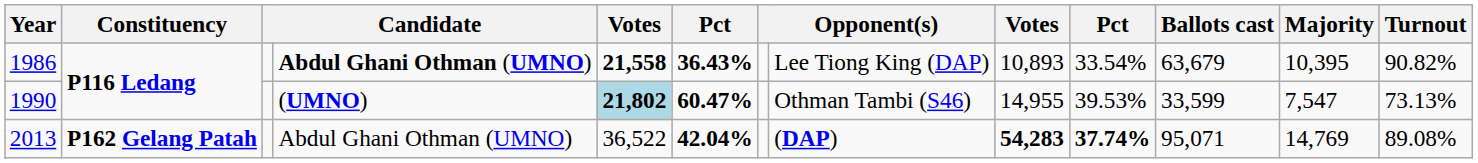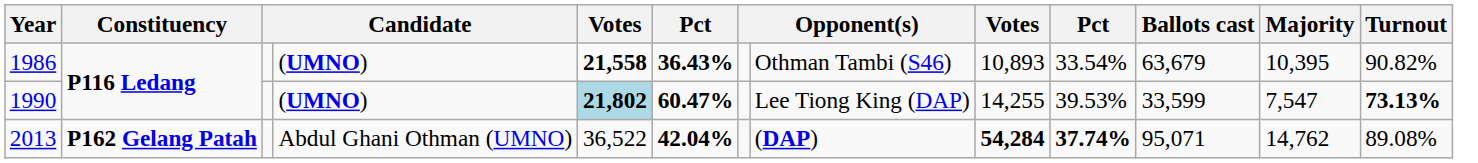(435, 62) Abdul Ghani Othman (UMNO) -> (323, 62) (UMNO)
(882, 62) Lee Tiong King (DAP) -> (853, 62) Othman Tambi (S46)
(873, 100) Othman Tambi (S46) -> (862, 100) Lee Tiong King (DAP)
(1032, 100) 14,955 -> (1013, 100) 14,255
(1421, 100) normal -> (1403, 100) bold
(1032, 138) 54,283 -> (1013, 138) 54,284
(1317, 138) 14,769 -> (1297, 138) 14,762
